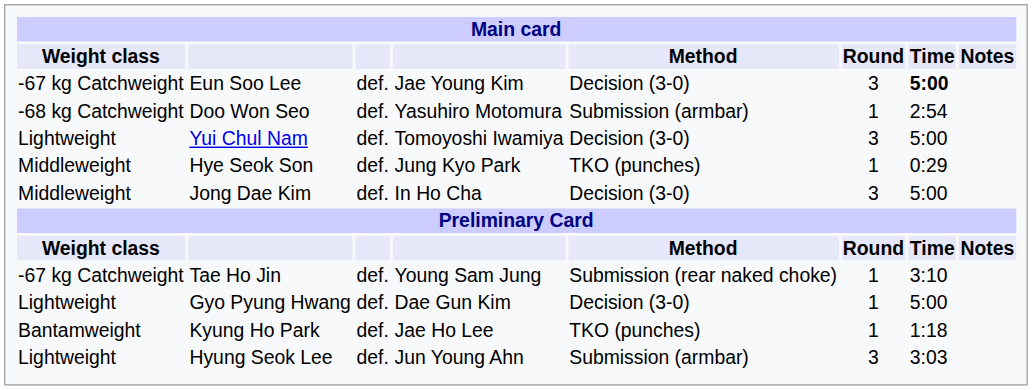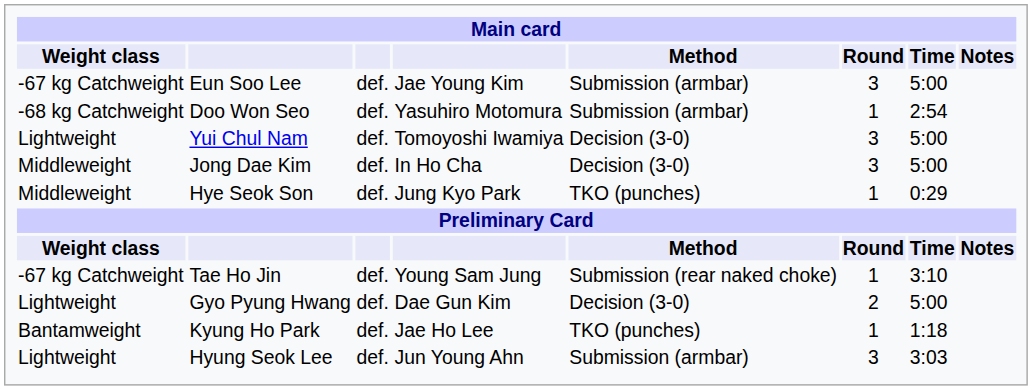(629, 84) Decision (3-0) -> (659, 84) Submission (armbar)
(929, 84) bold -> (929, 84) normal
rows swapped: (251, 166) <-> (250, 193)
(873, 302) 1 -> (873, 302) 2
